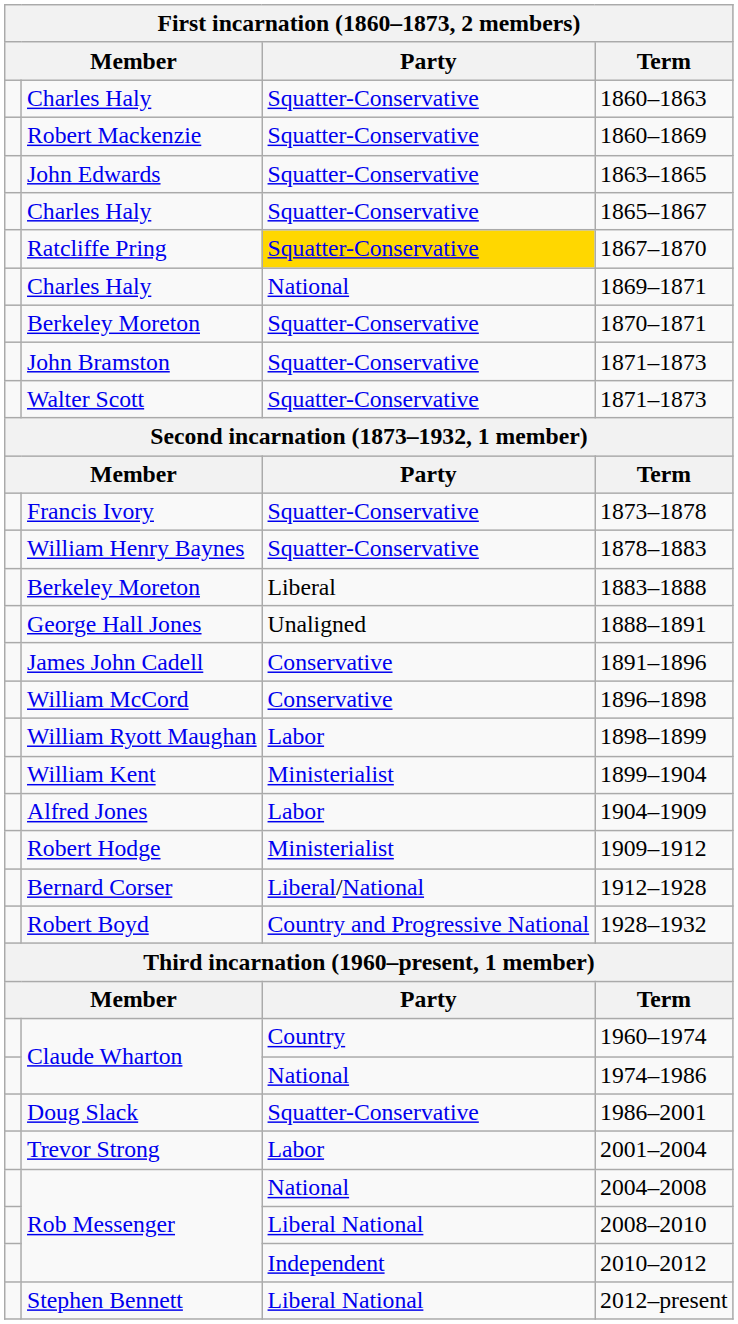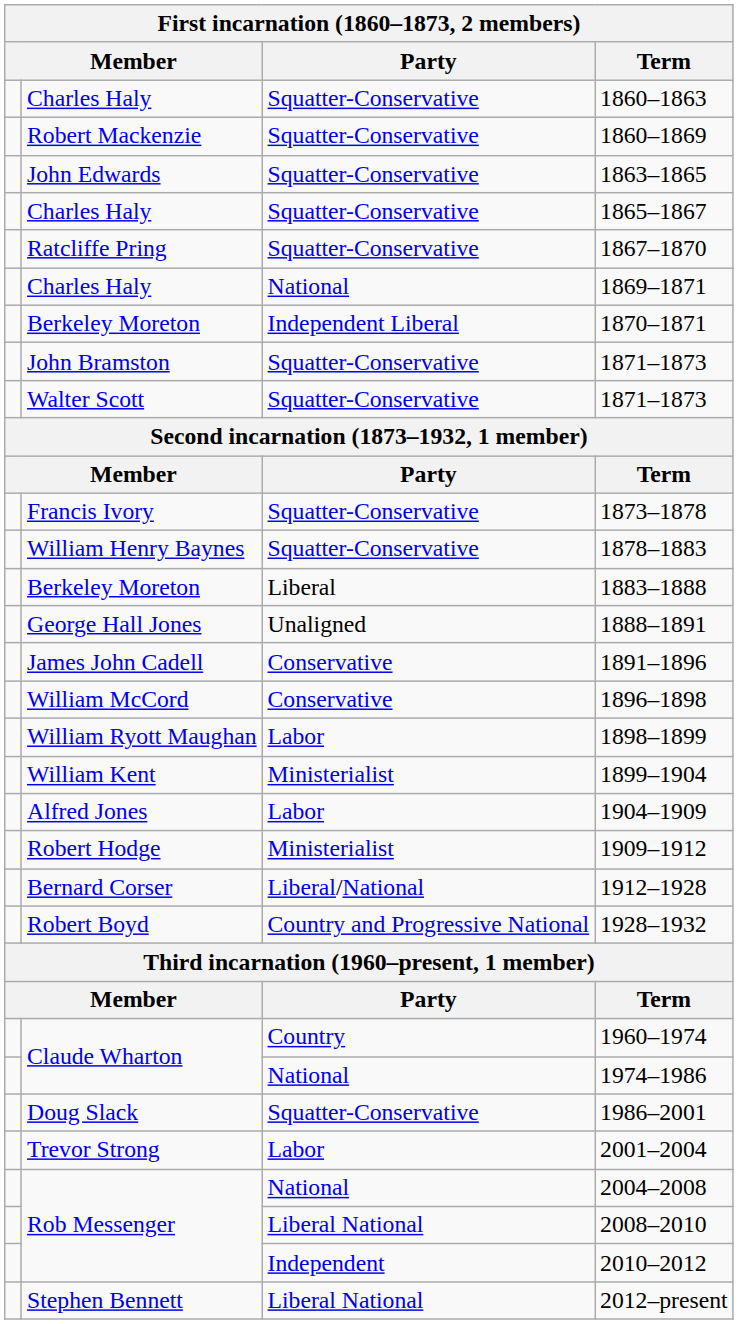(373, 248) gold background -> (373, 248) no background
(373, 323) Squatter-Conservative -> (363, 323) Independent Liberal
